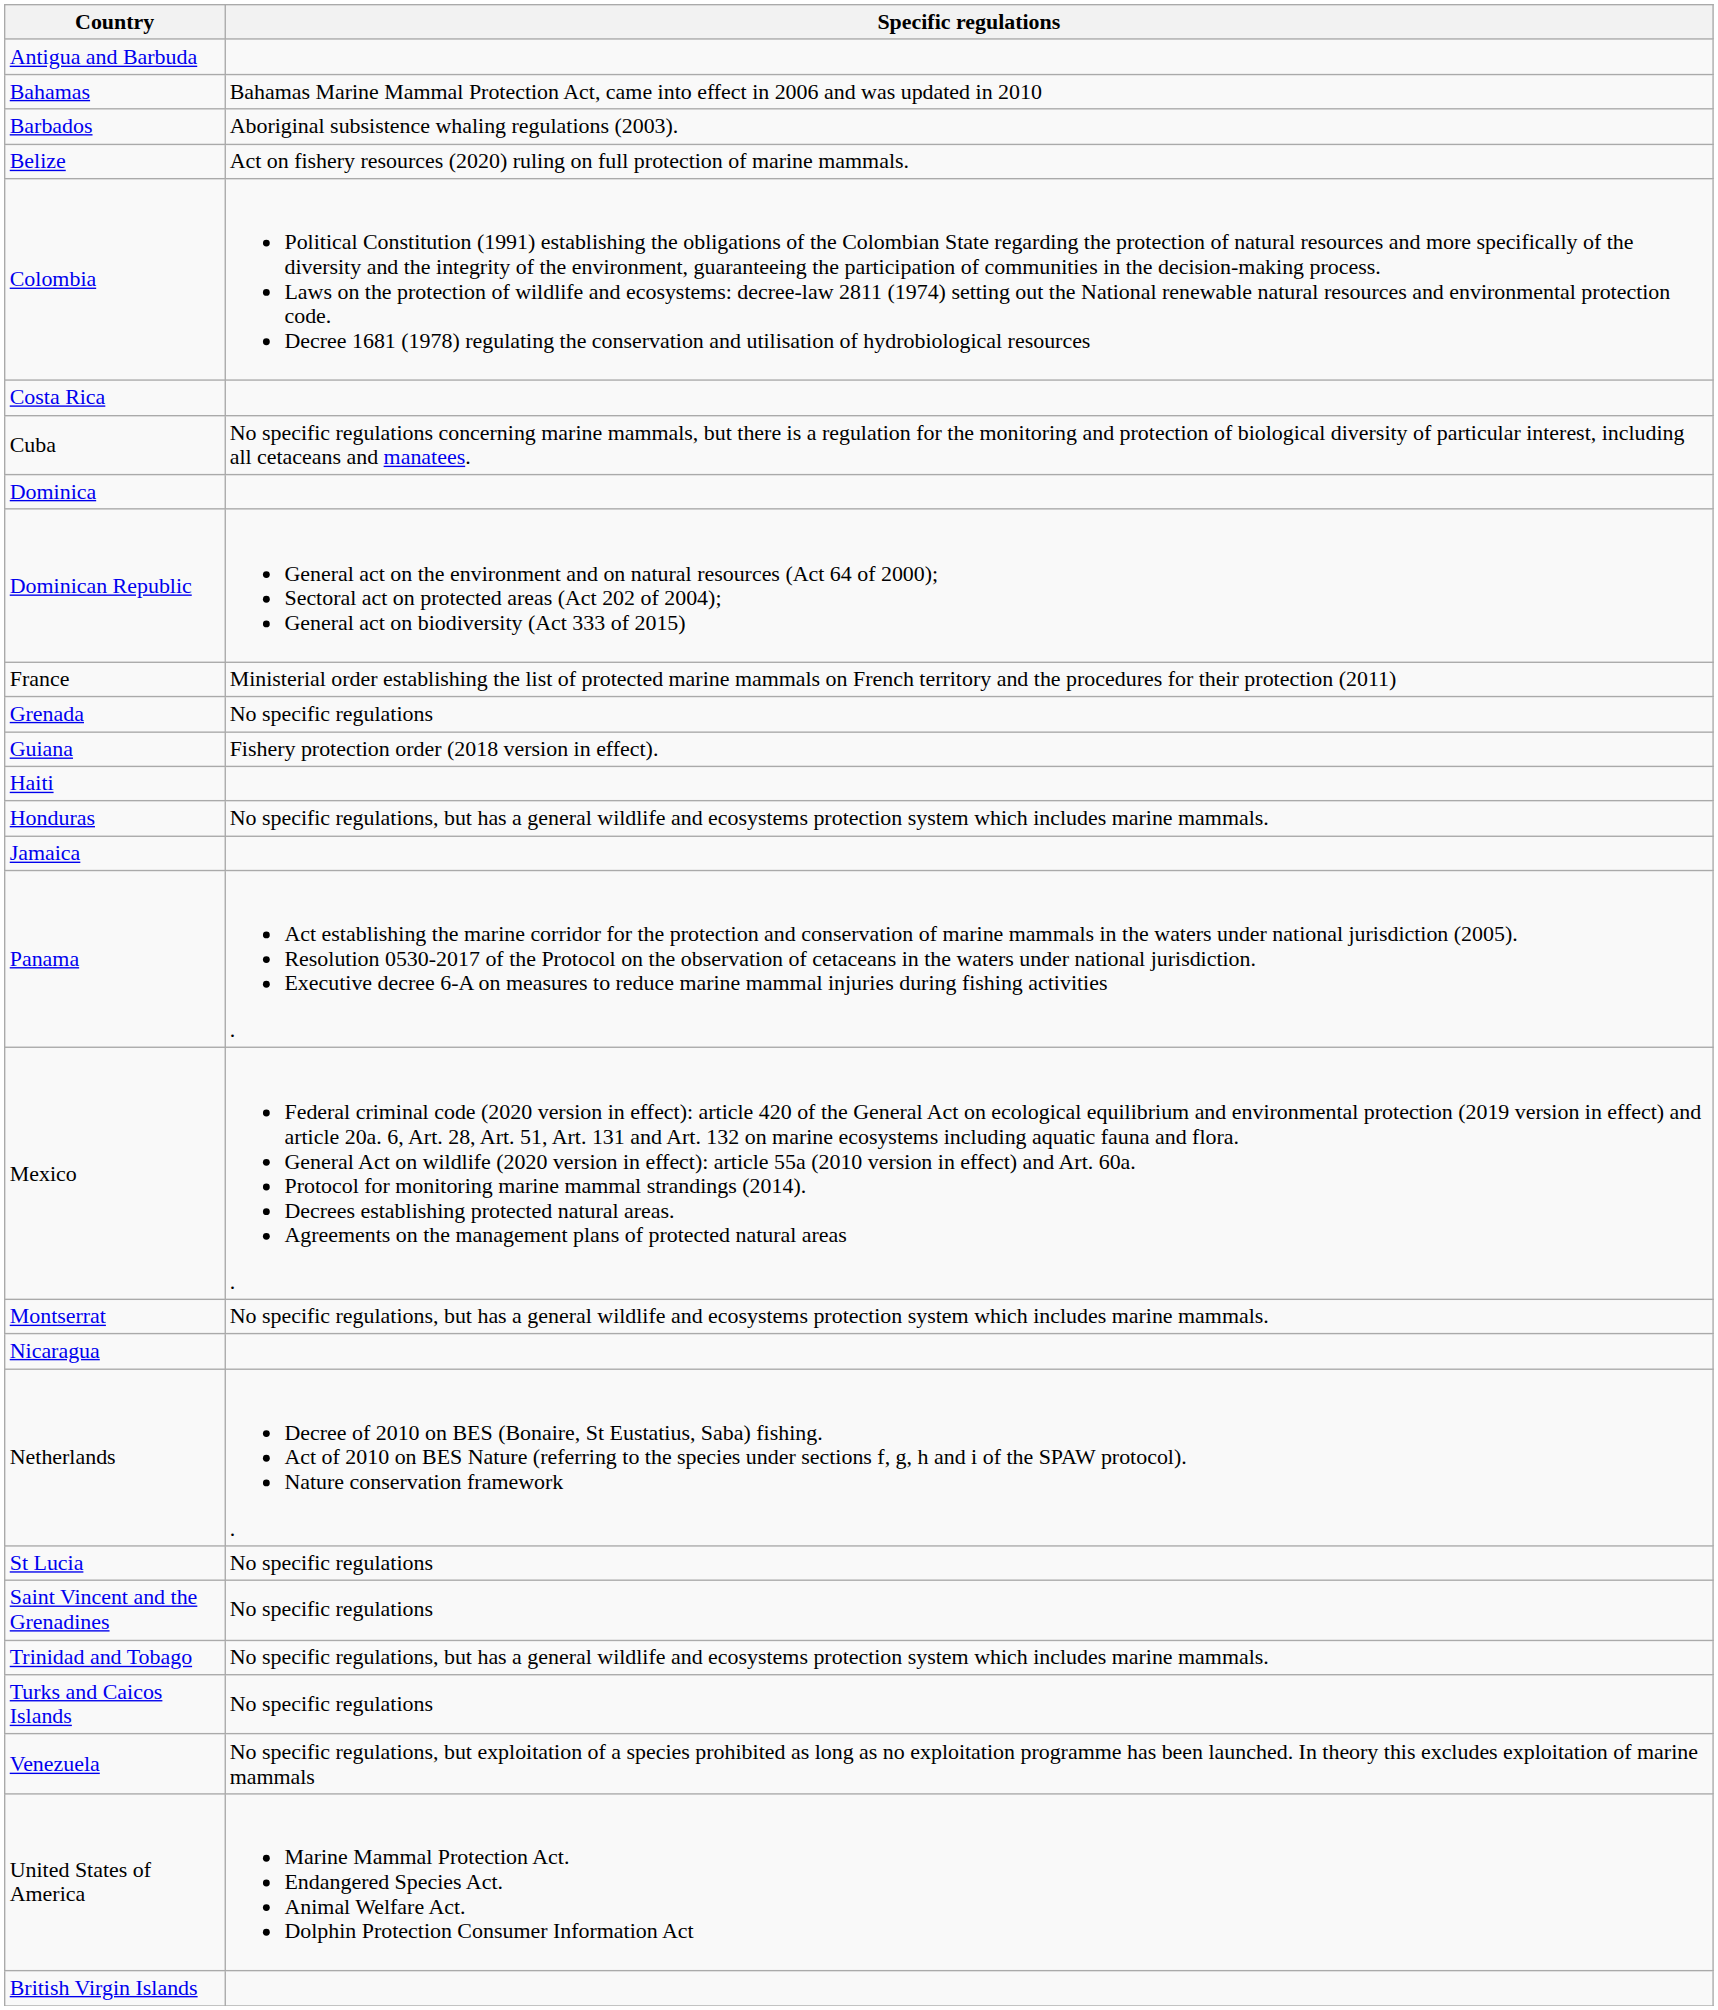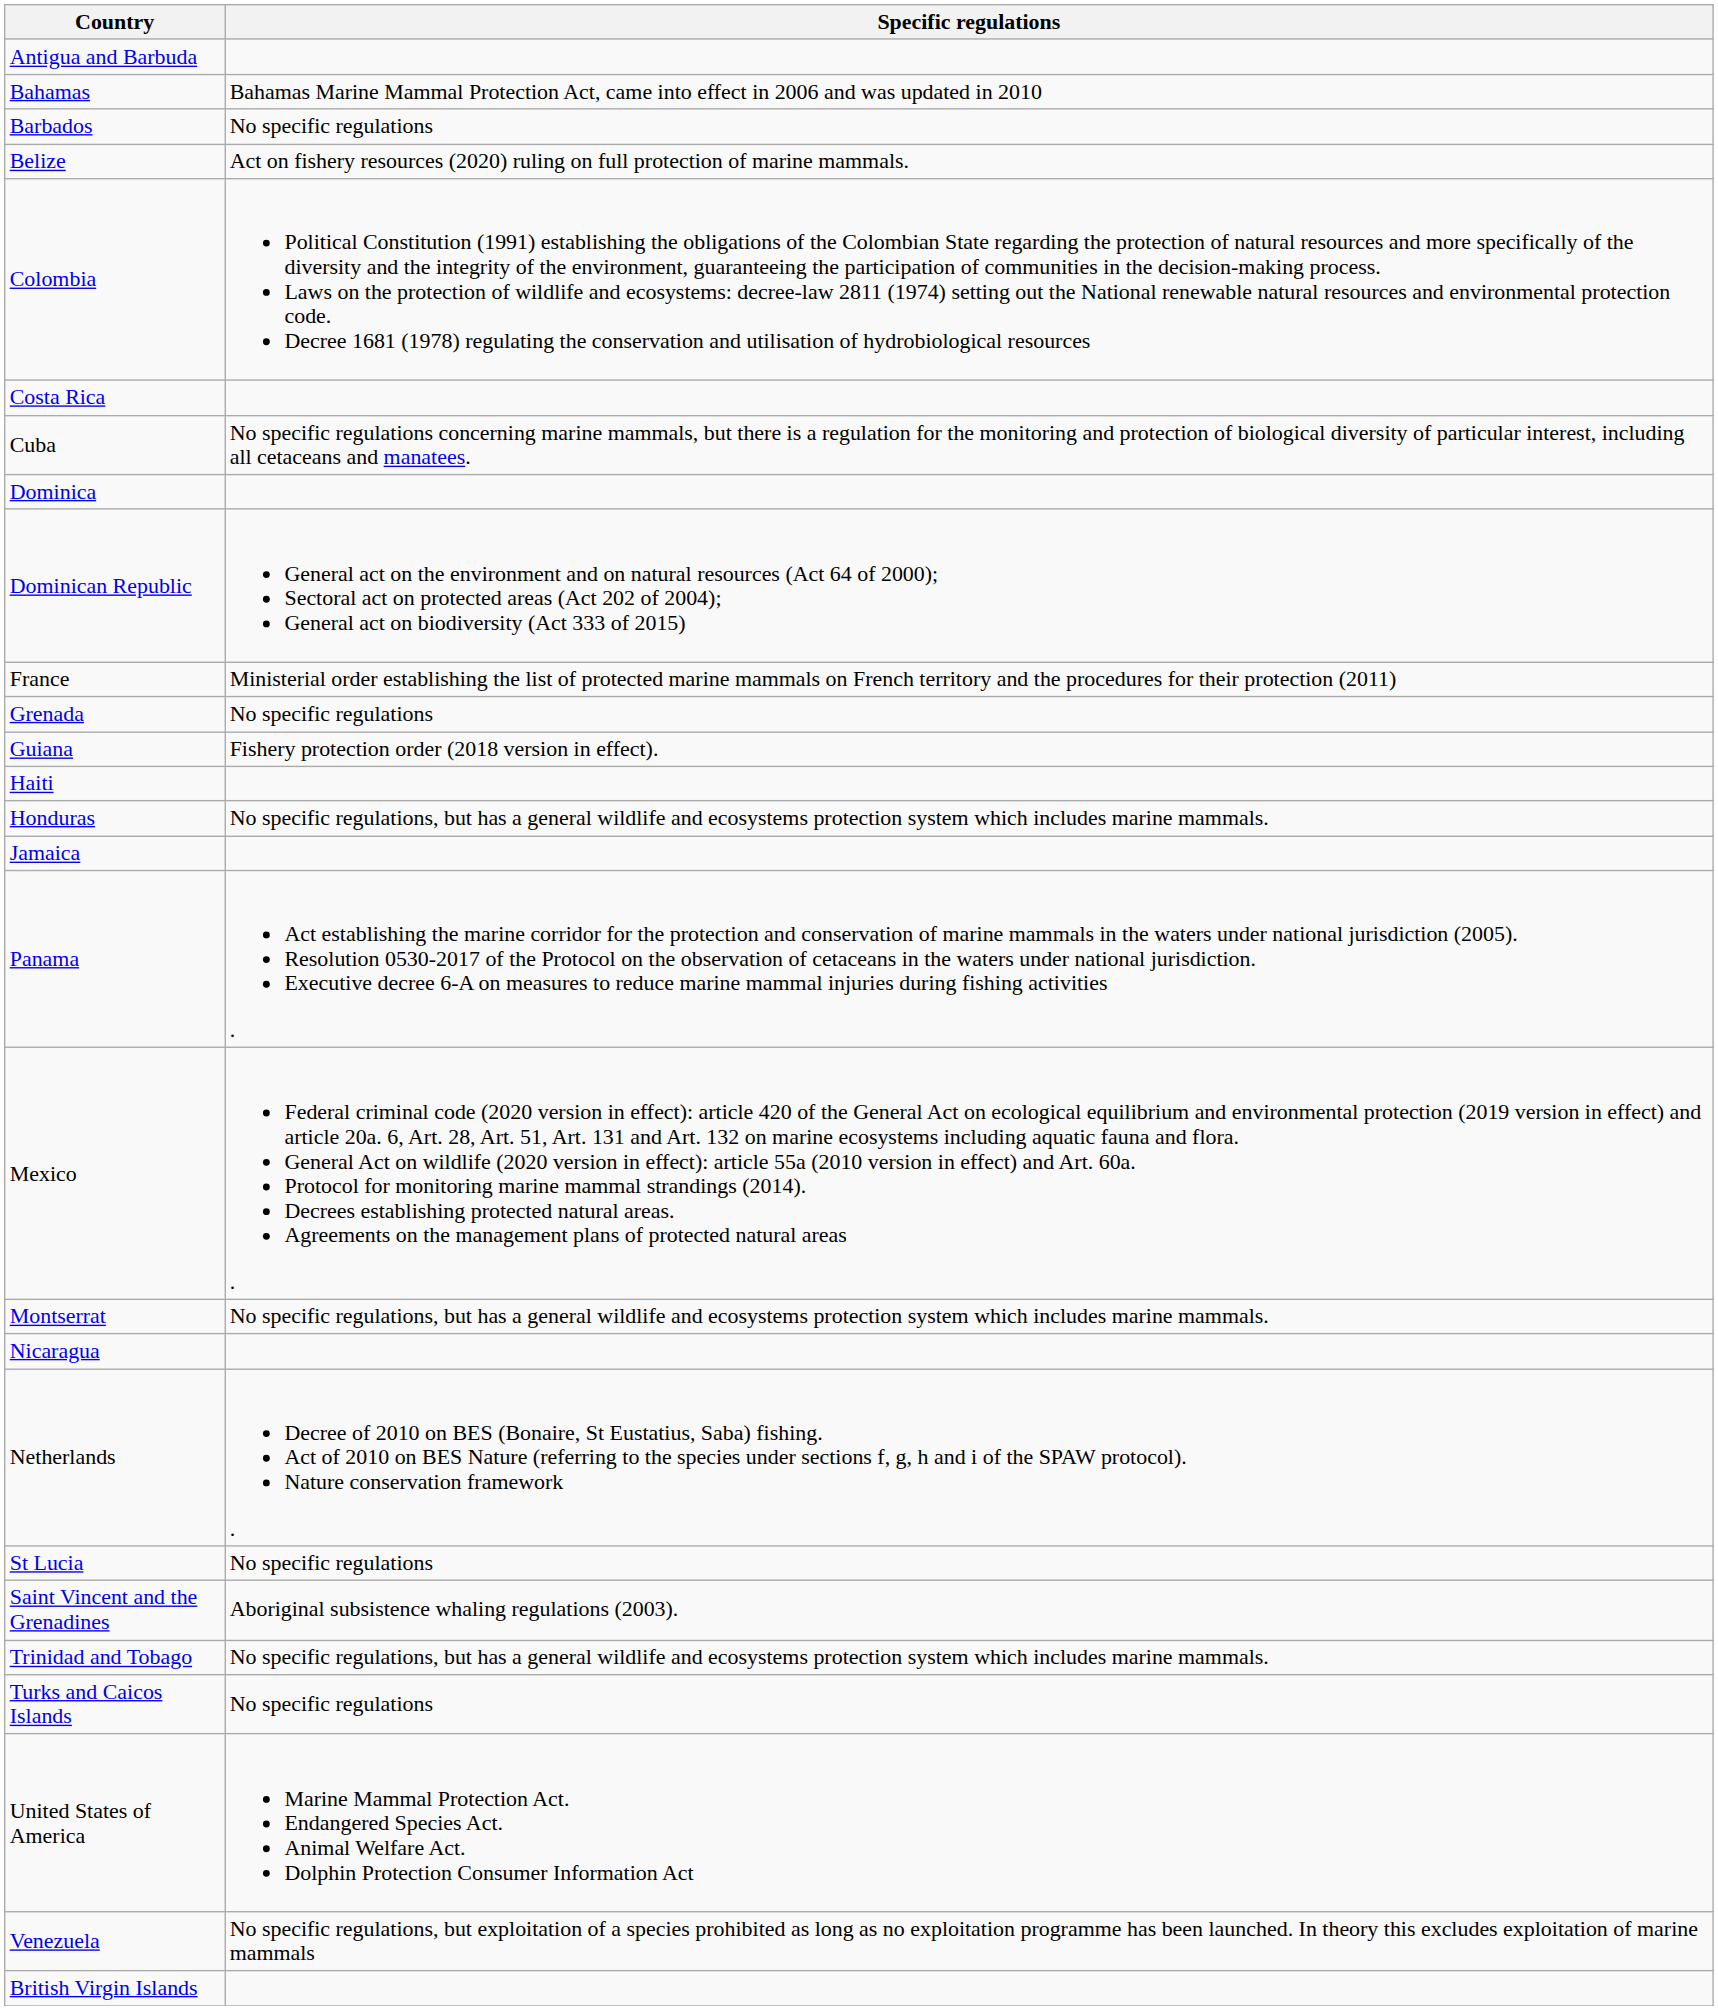(454, 126) Aboriginal subsistence whaling regulations (2003). -> (331, 126) No specific regulations
(331, 1610) No specific regulations -> (454, 1610) Aboriginal subsistence whaling regulations (2003).
rows swapped: (80, 1881) <-> (55, 1763)
